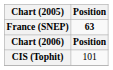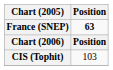(90, 57) 101 -> (90, 57) 103
